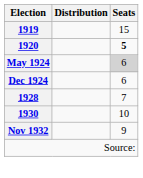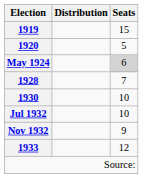(124, 47) bold -> (124, 47) normal
- row: (28, 80)
+ row: (28, 114)
+ row: (28, 148)
